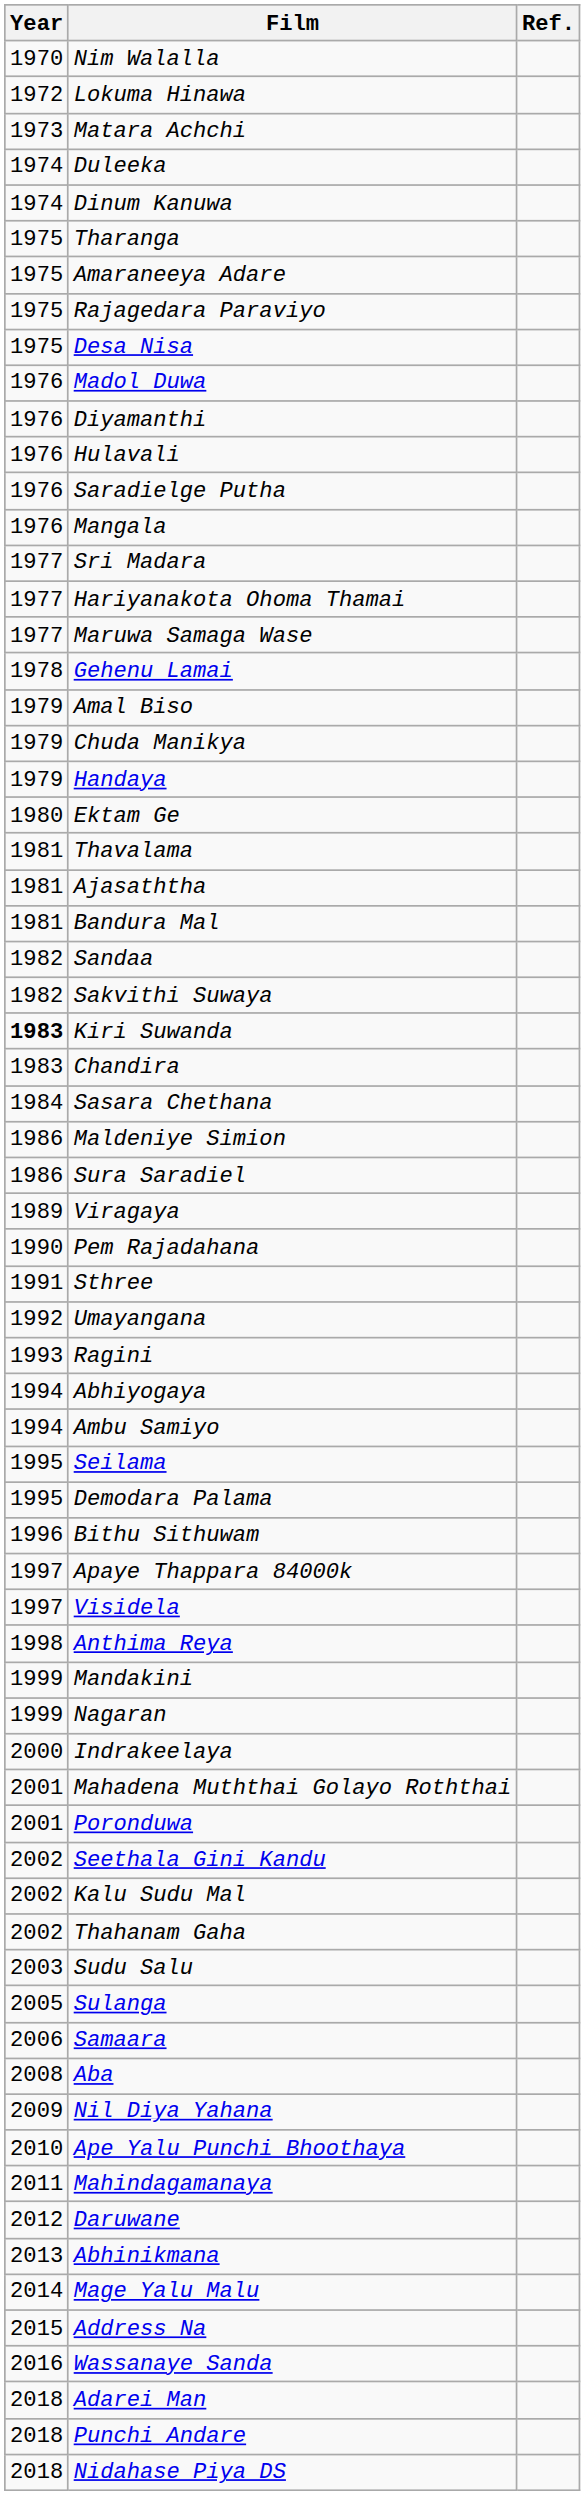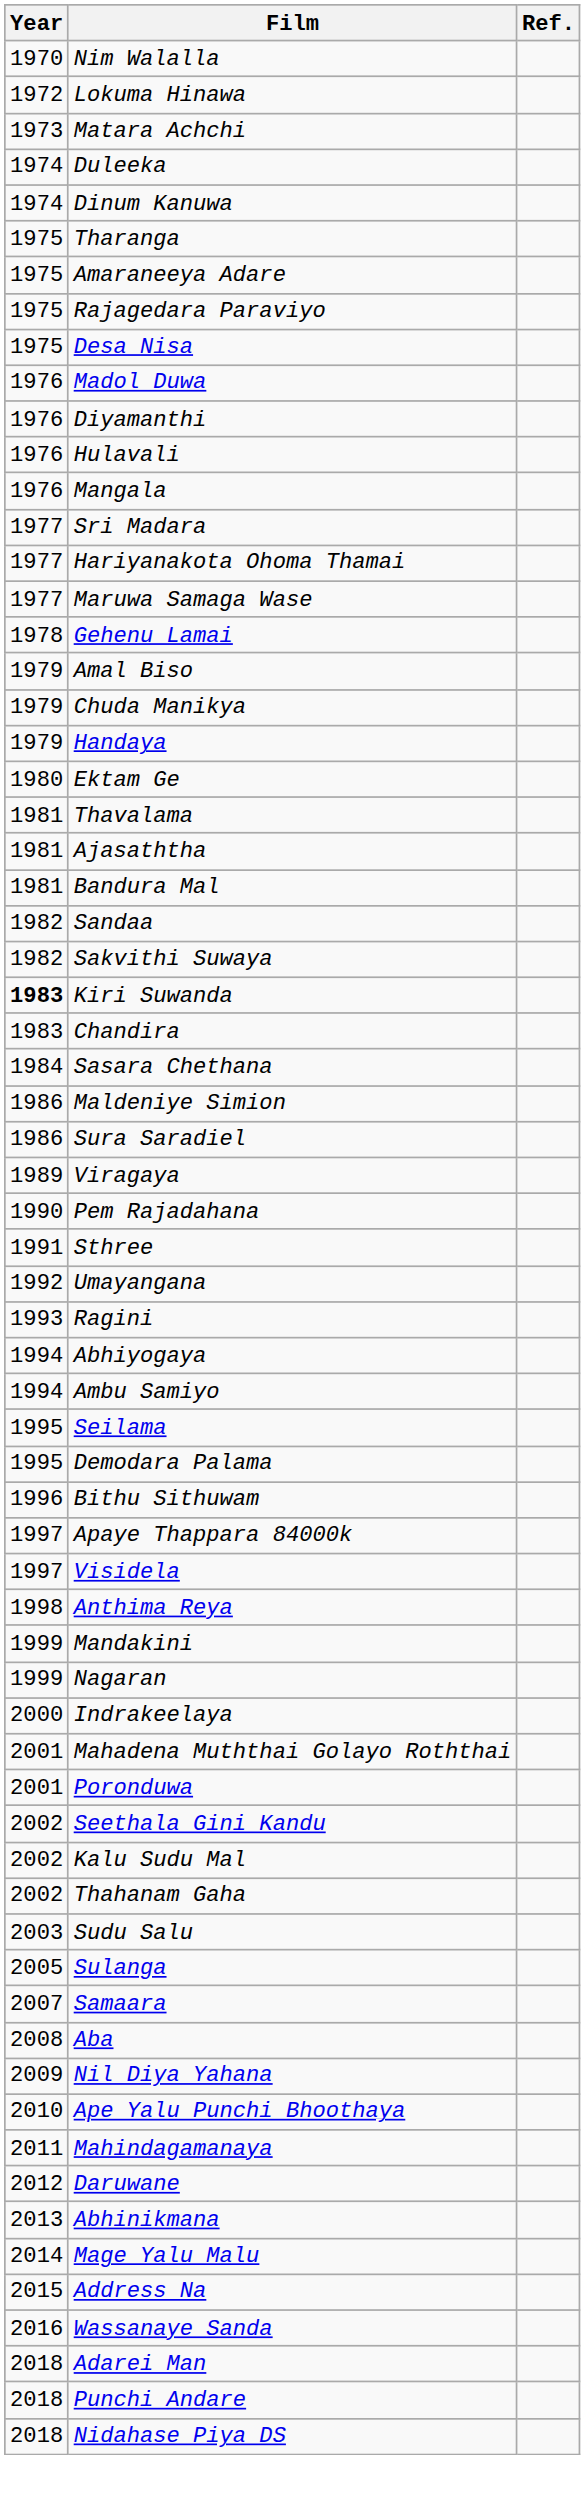- row: (180, 491)
(37, 2040) 2006 -> (37, 2004) 2007
